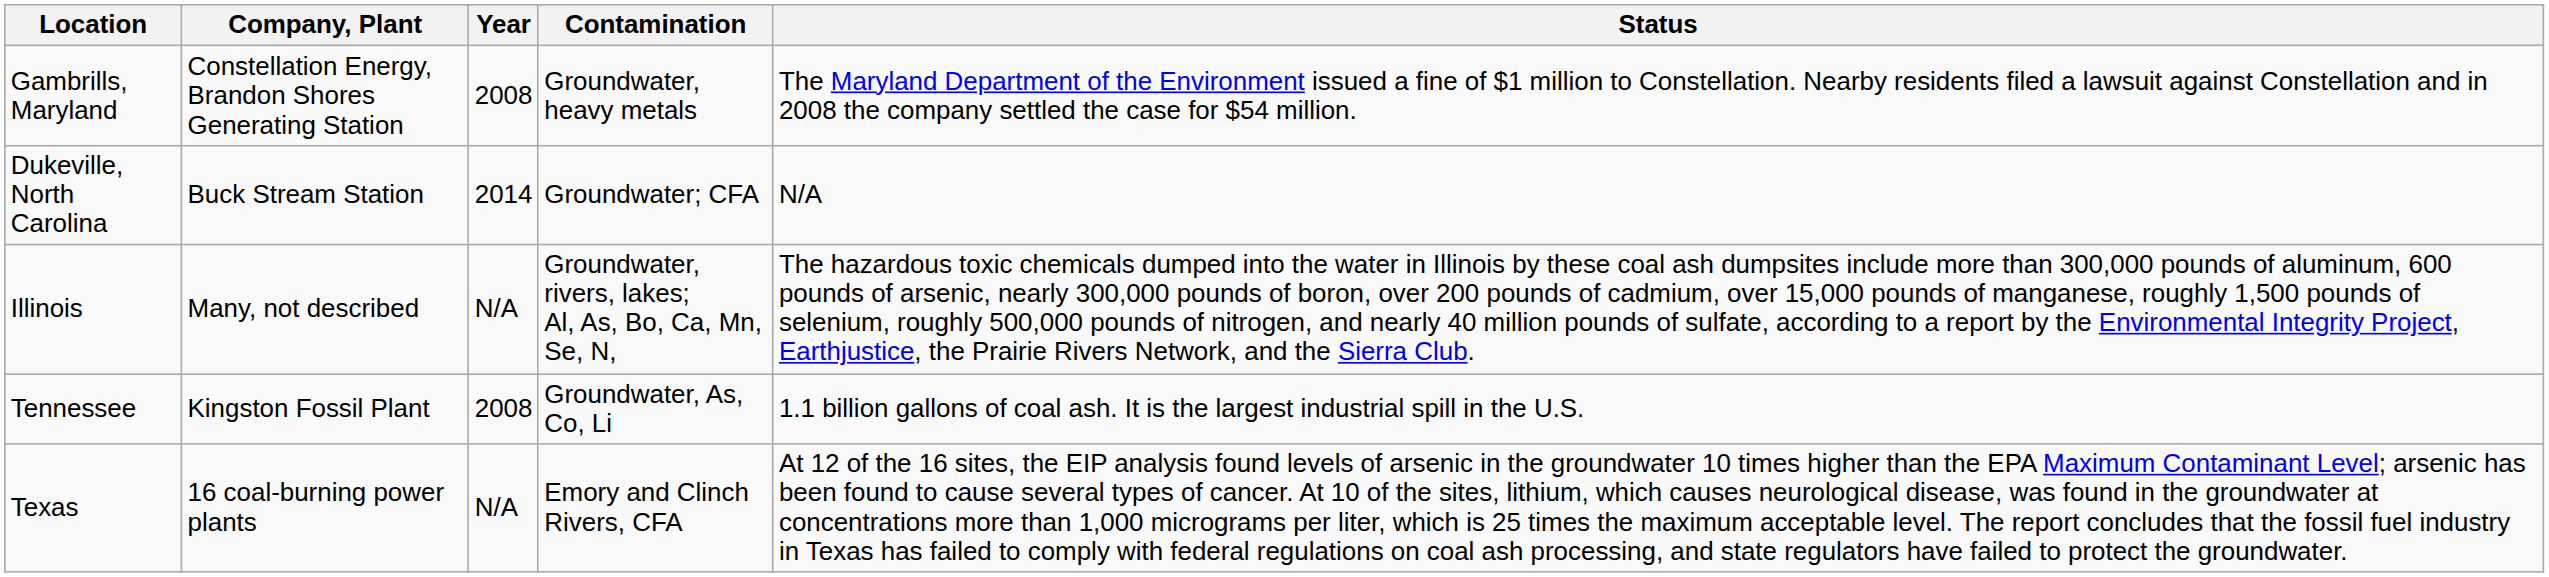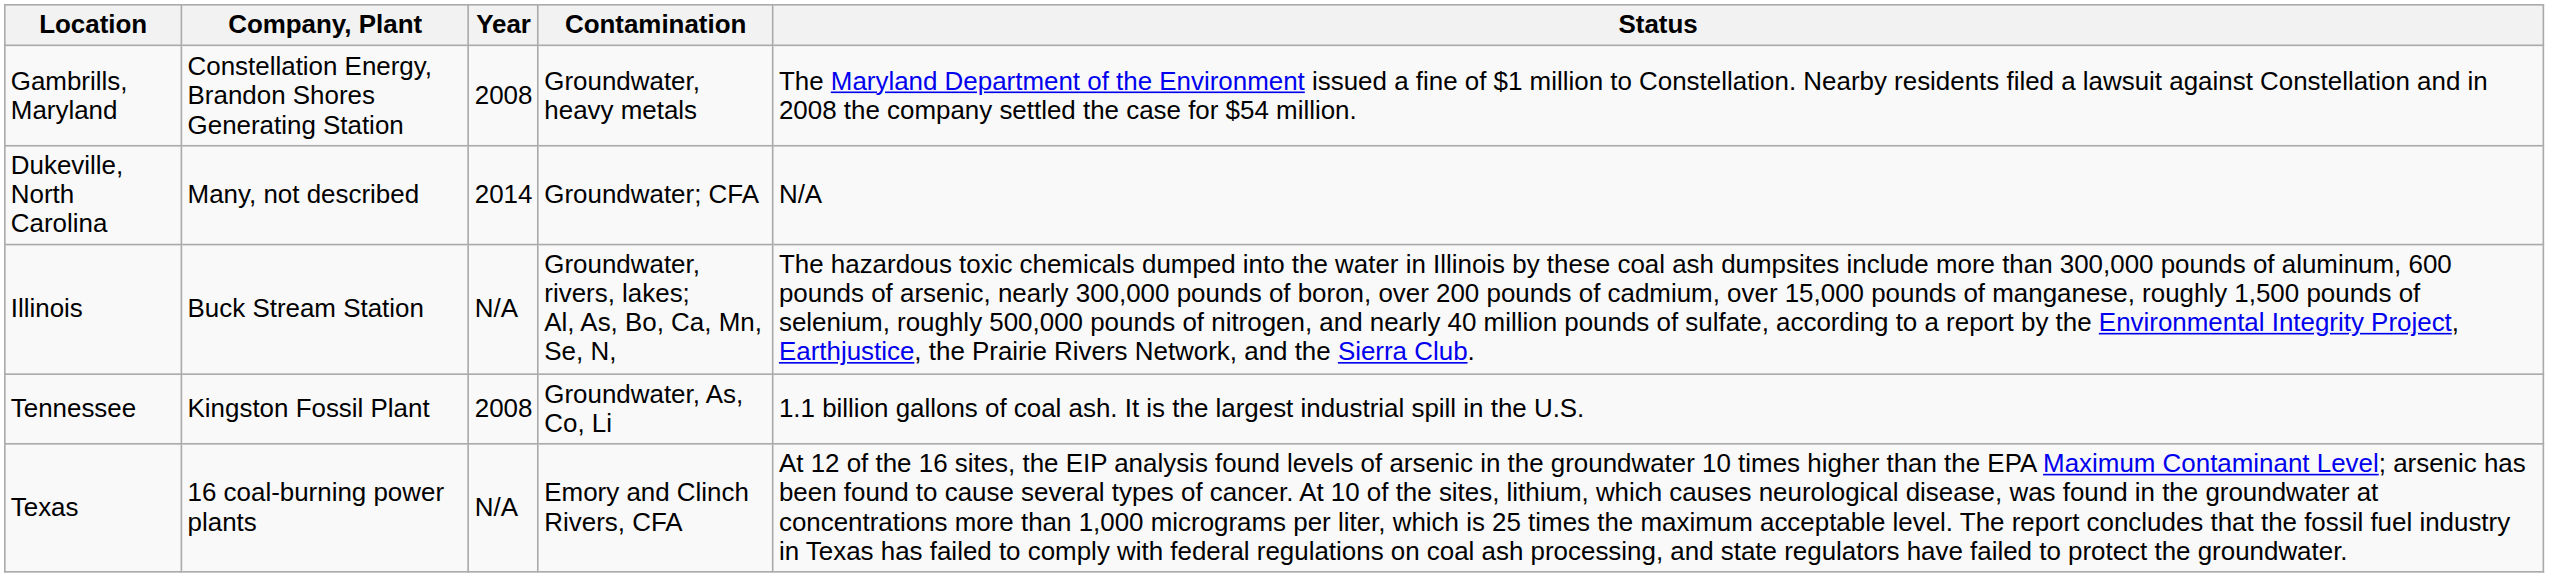(306, 194) Buck Stream Station -> (303, 194) Many, not described
(303, 308) Many, not described -> (306, 308) Buck Stream Station
